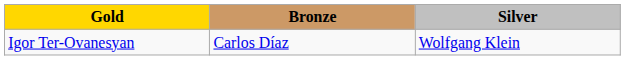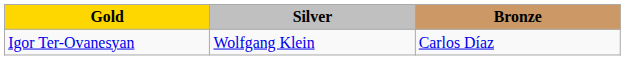columns swapped: (518, 17) <-> (312, 17)
